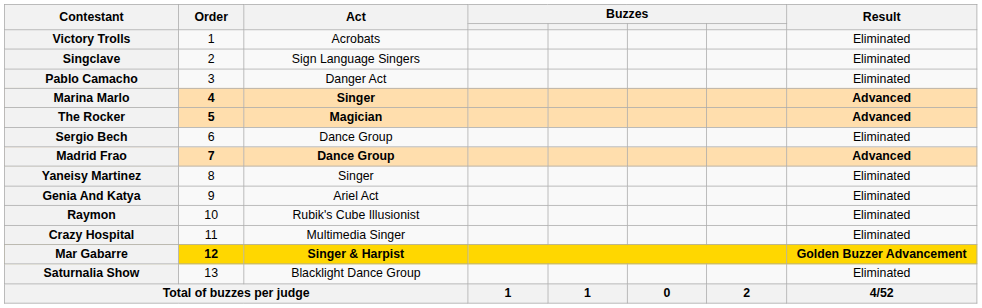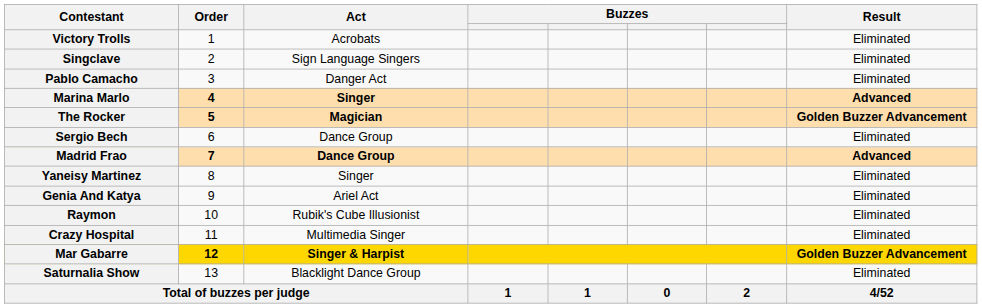(882, 117) Advanced -> (882, 117) Golden Buzzer Advancement
